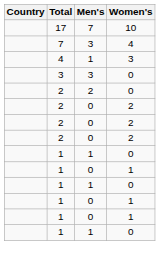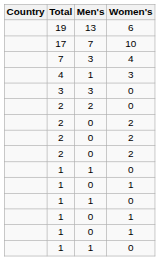+ row: (61, 28)
